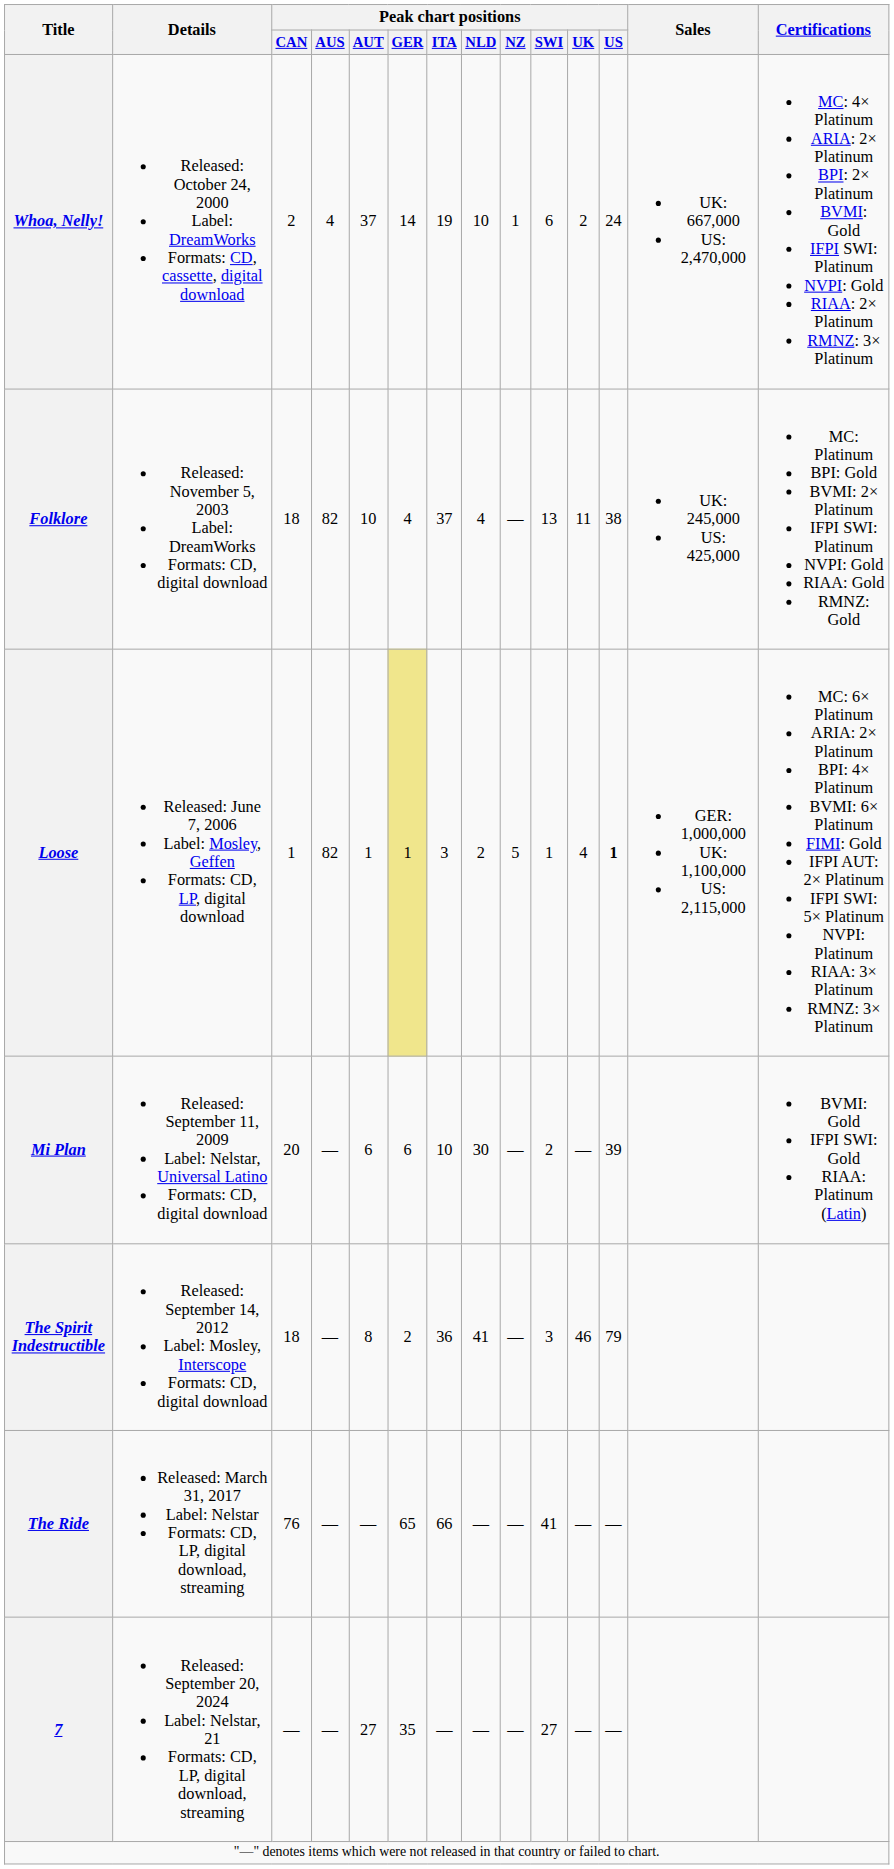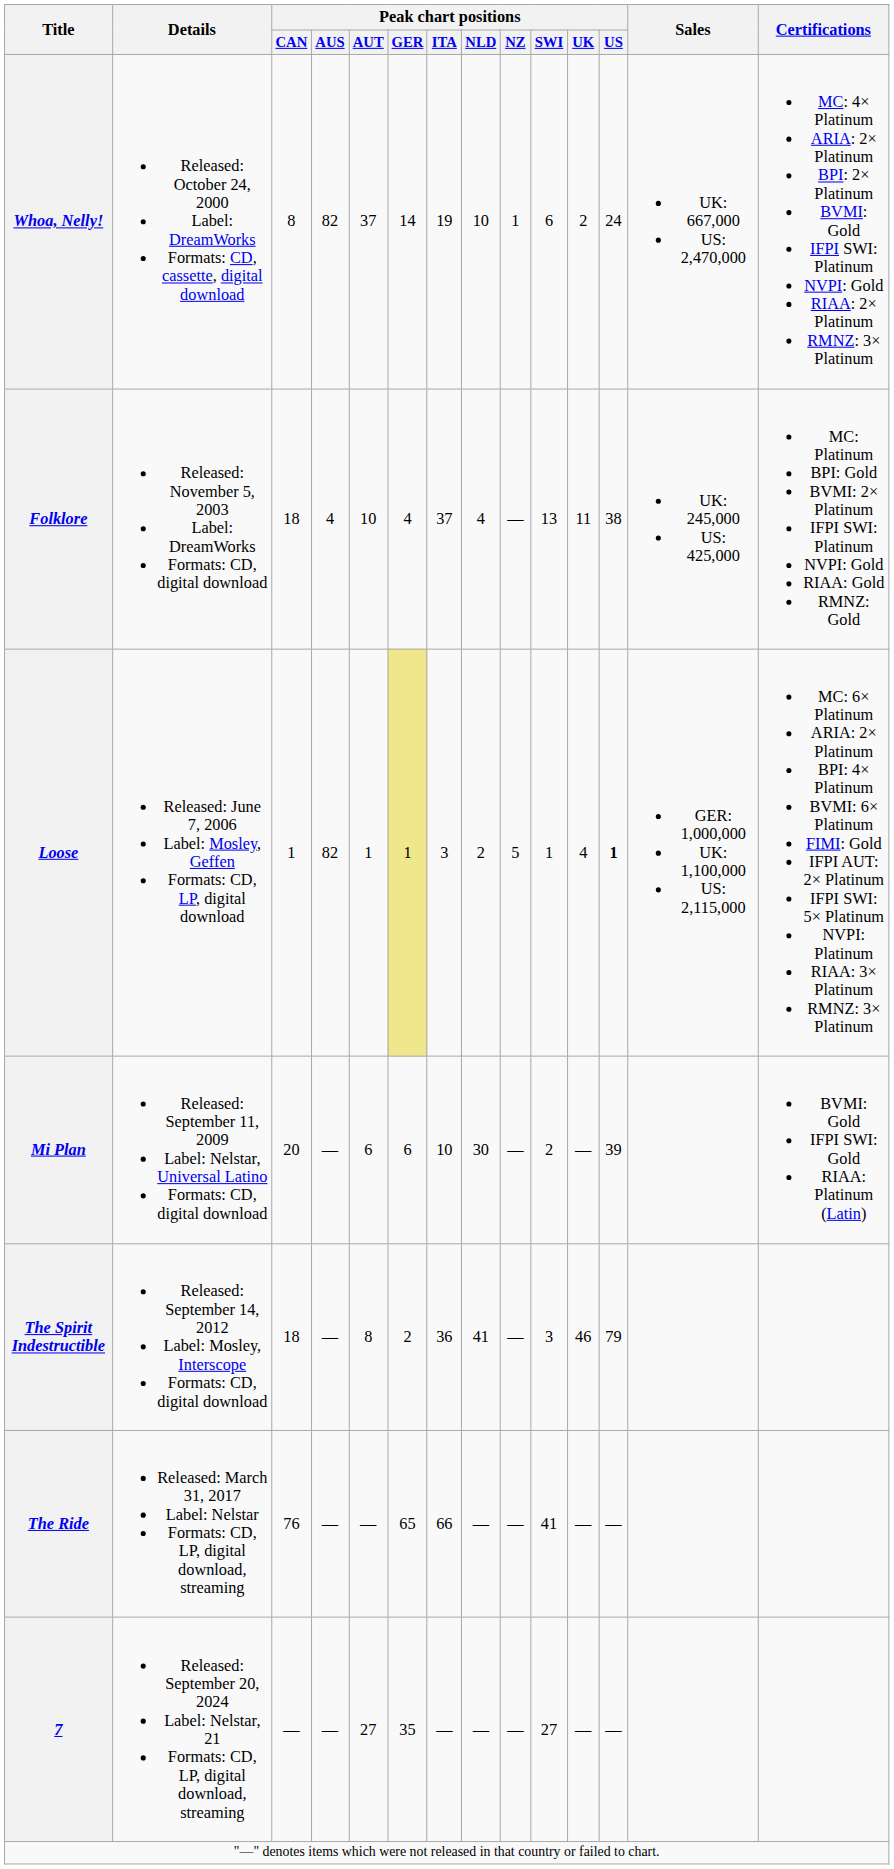(291, 221) 2 -> (291, 221) 8
(330, 221) 4 -> (330, 221) 82
(330, 518) 82 -> (330, 518) 4
